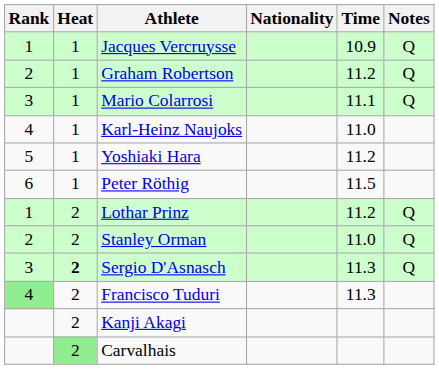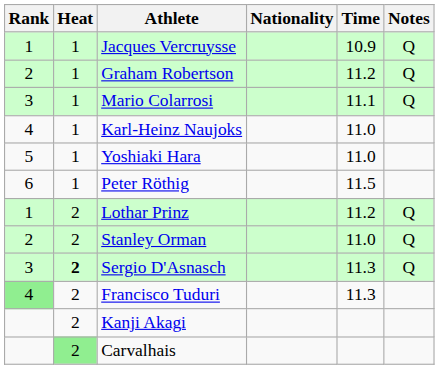(361, 156) 11.2 -> (361, 156) 11.0
